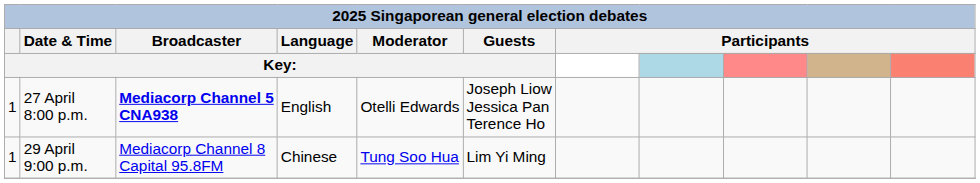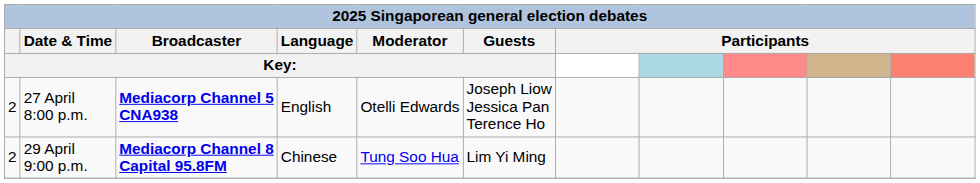(12, 107) 1 -> (12, 107) 2
(12, 157) 1 -> (12, 157) 2
(192, 157) normal -> (196, 157) bold
